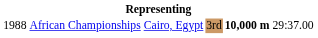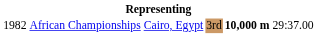(15, 25) 1988 -> (15, 25) 1982
